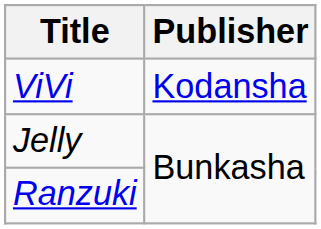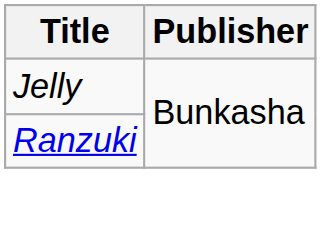- row: (43, 85)
